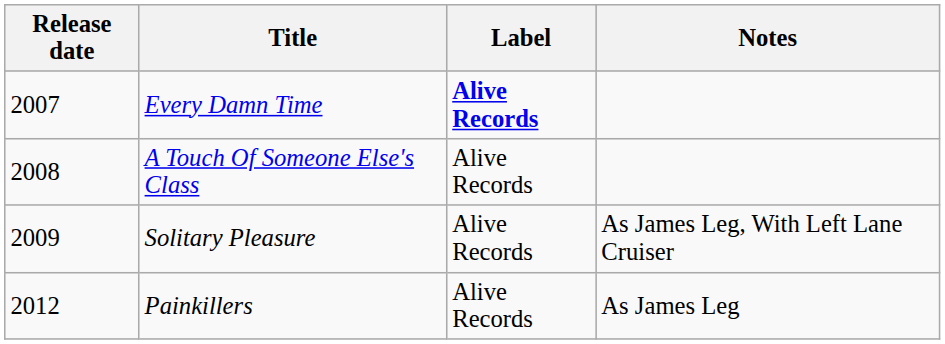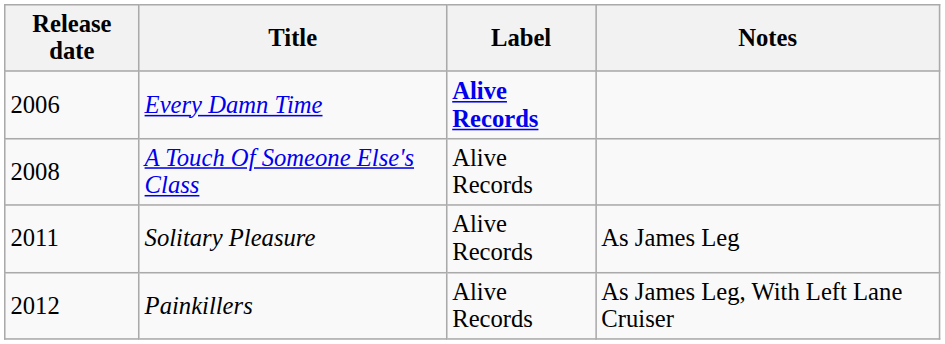(35, 104) 2007 -> (35, 104) 2006
(35, 238) 2009 -> (35, 238) 2011
(752, 238) As James Leg, With Left Lane Cruiser -> (670, 238) As James Leg
(670, 305) As James Leg -> (752, 305) As James Leg, With Left Lane Cruiser
